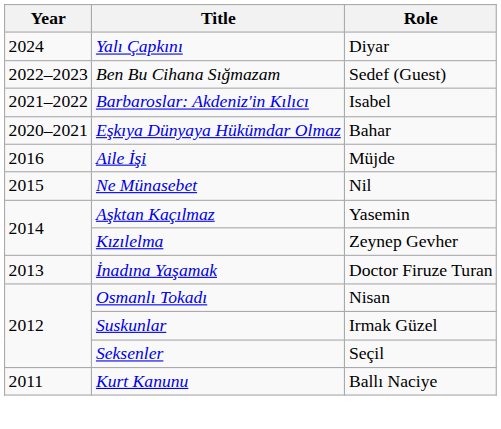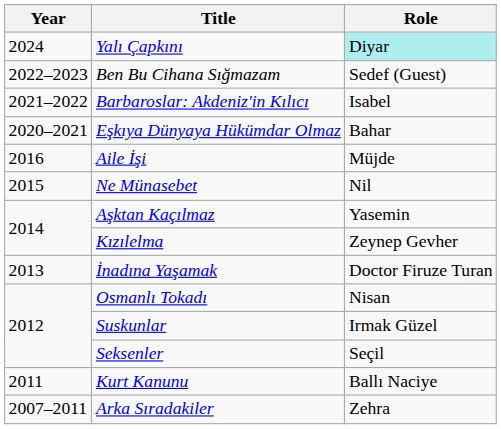(369, 46) no background -> (369, 46) paleturquoise background
+ row: (155, 409)
